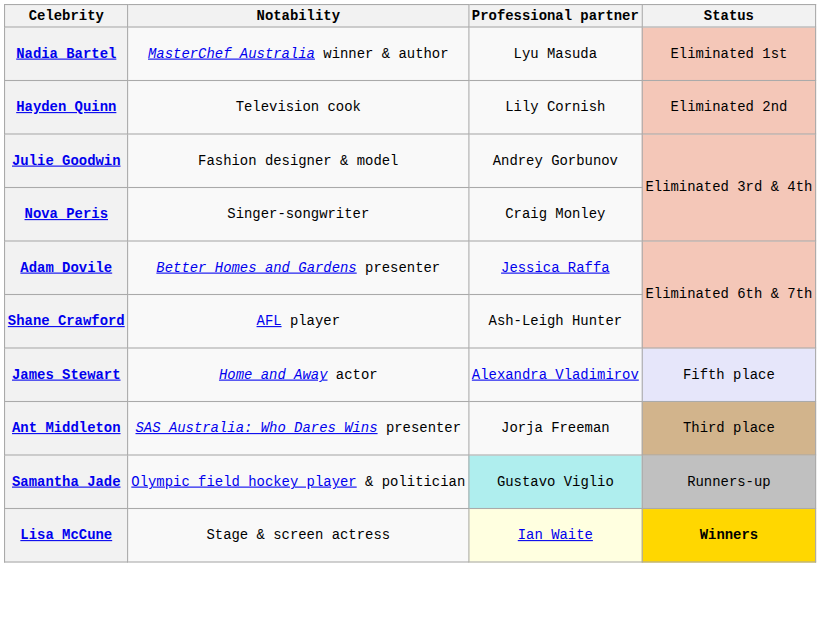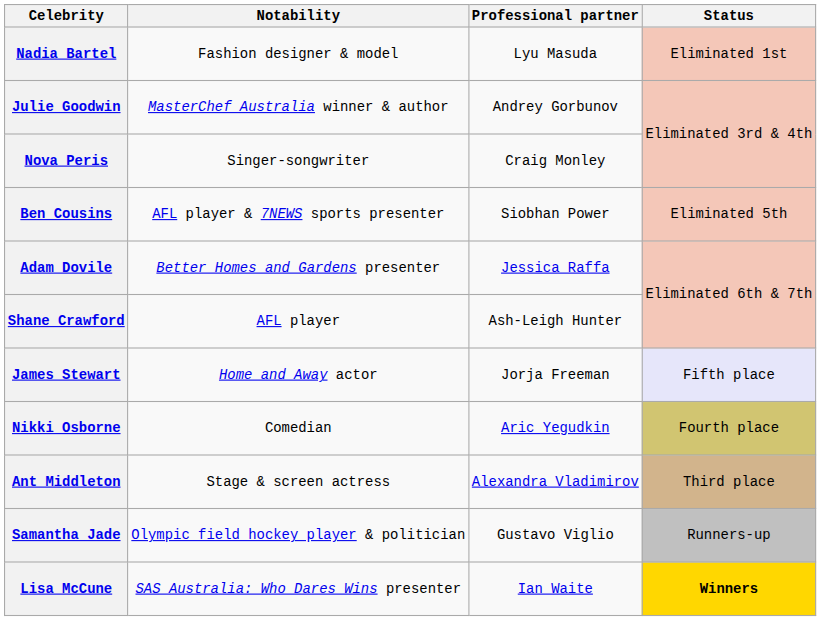(298, 54) MasterChef Australia winner & author -> (298, 54) Fashion designer & model
- row: (66, 107)
(298, 161) Fashion designer & model -> (298, 107) MasterChef Australia winner & author
+ row: (66, 214)
(555, 375) Alexandra Vladimirov -> (555, 375) Jorja Freeman
+ row: (66, 428)
(298, 428) SAS Australia: Who Dares Wins presenter -> (298, 482) Stage & screen actress
(555, 428) Jorja Freeman -> (555, 482) Alexandra Vladimirov
(555, 482) paleturquoise background -> (555, 535) no background
(298, 535) Stage & screen actress -> (298, 589) SAS Australia: Who Dares Wins presenter
(555, 535) lightyellow background -> (555, 589) no background
